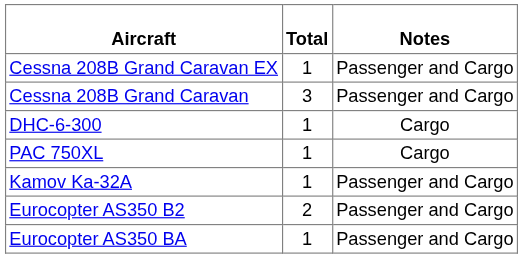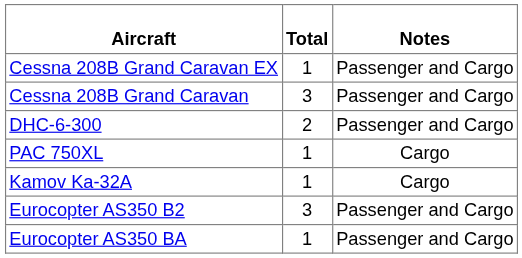(307, 124) 1 -> (307, 124) 2
(425, 124) Cargo -> (425, 124) Passenger and Cargo
(425, 181) Passenger and Cargo -> (425, 181) Cargo
(307, 210) 2 -> (307, 210) 3
